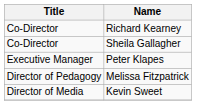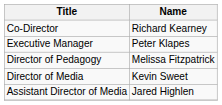- row: (143, 44)
+ row: (163, 92)
